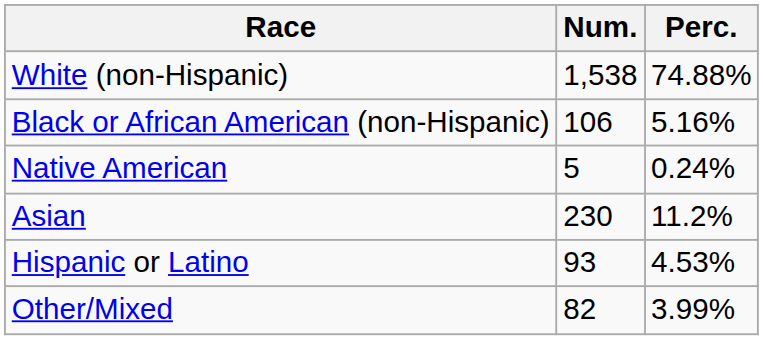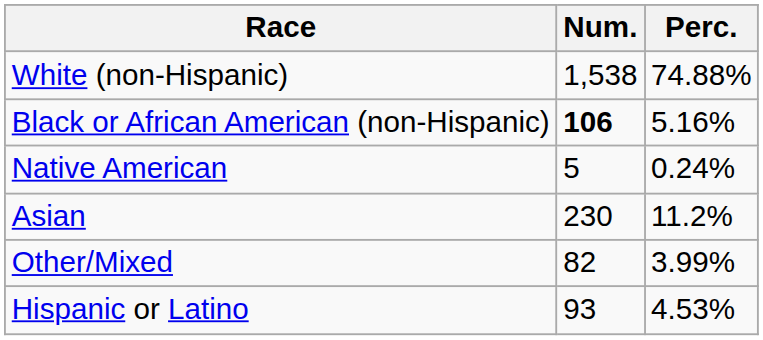(588, 121) normal -> (588, 121) bold
rows swapped: (92, 309) <-> (130, 262)
